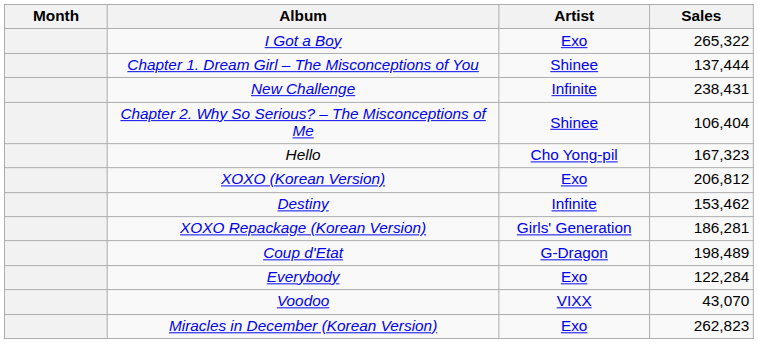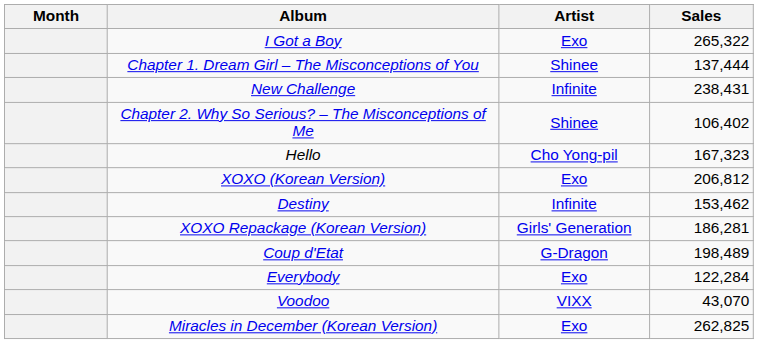(721, 122) 106,404 -> (721, 122) 106,402
(721, 326) 262,823 -> (721, 326) 262,825
